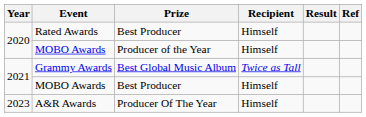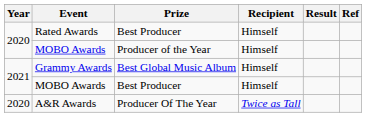(271, 67) Twice as Tall -> (260, 67) Himself
(18, 103) 2023 -> (18, 103) 2020
(260, 103) Himself -> (271, 103) Twice as Tall
